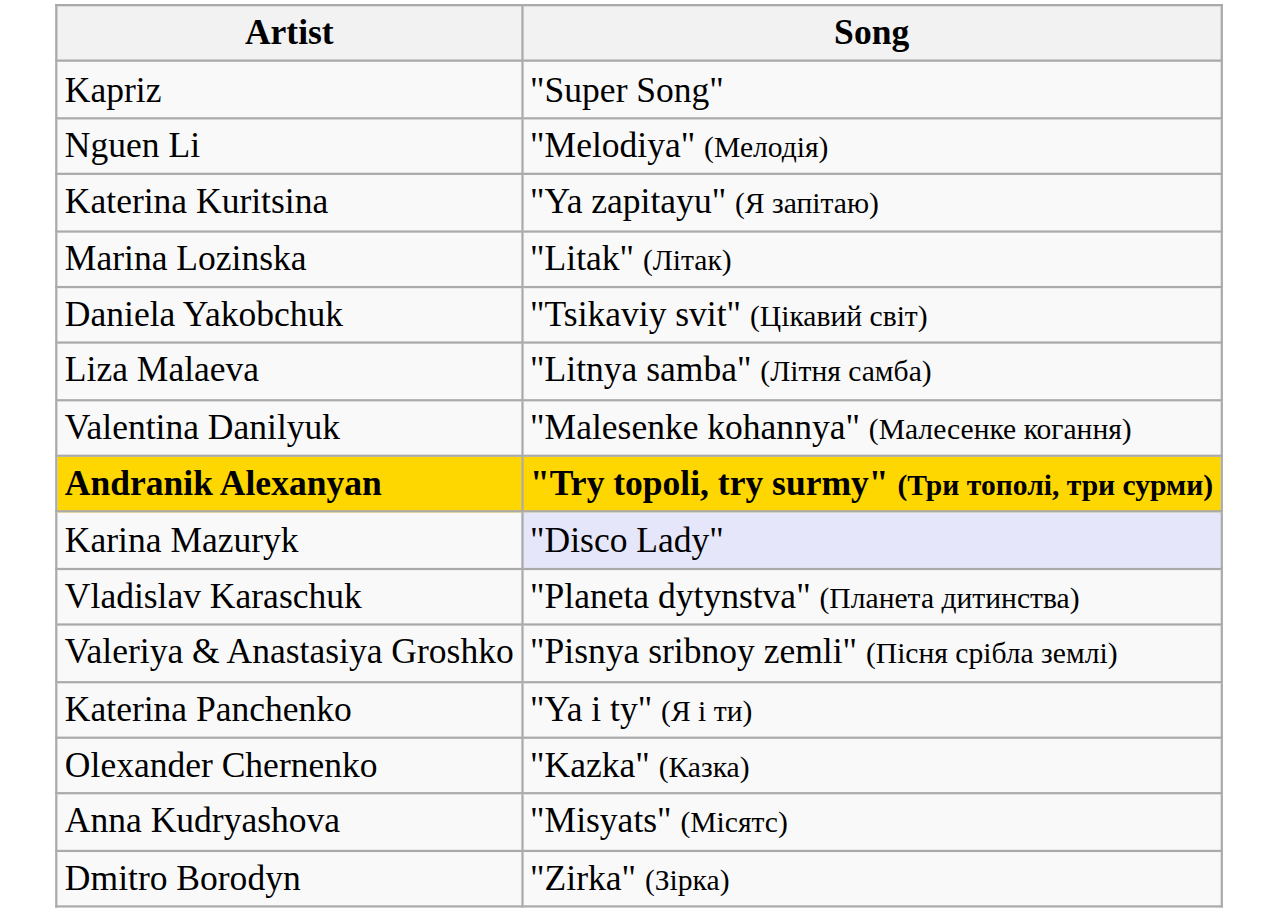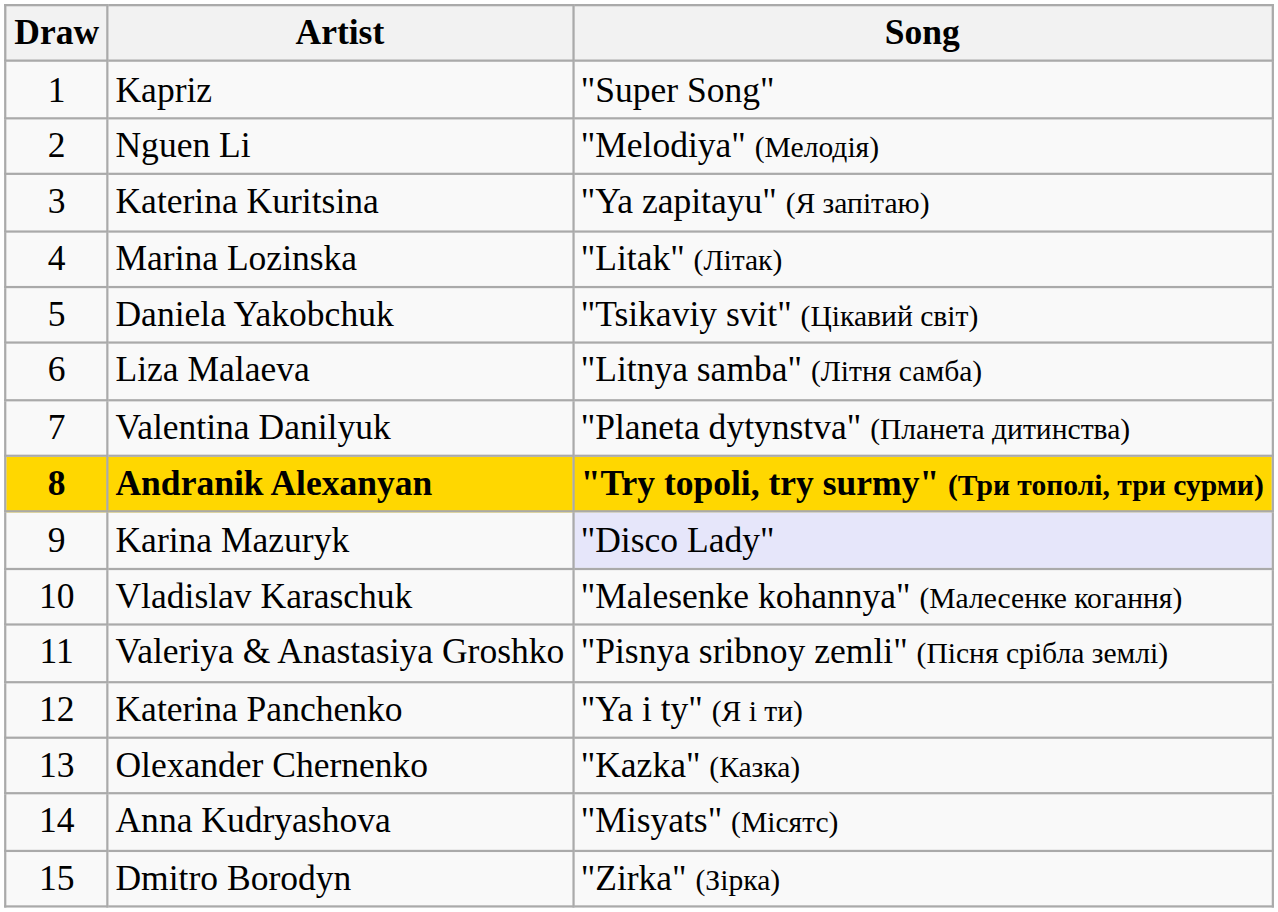+ column: (57, 32)
(831, 426) "Malesenke kohannya" (Малесенке когання) -> (855, 426) "Planeta dytynstva" (Планета дитинства)
(805, 595) "Planeta dytynstva" (Планета дитинства) -> (882, 595) "Malesenke kohannya" (Малесенке когання)
